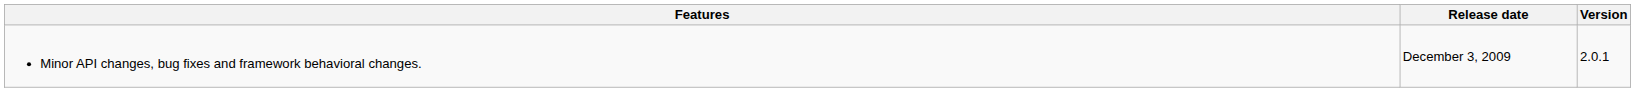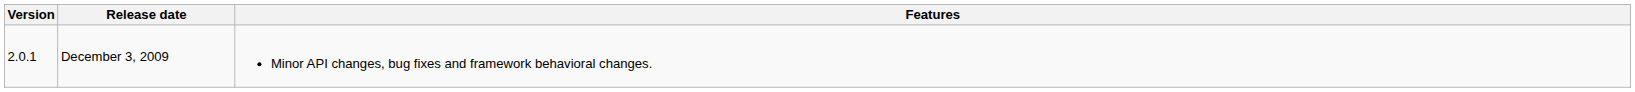columns swapped: (1604, 14) <-> (702, 14)
